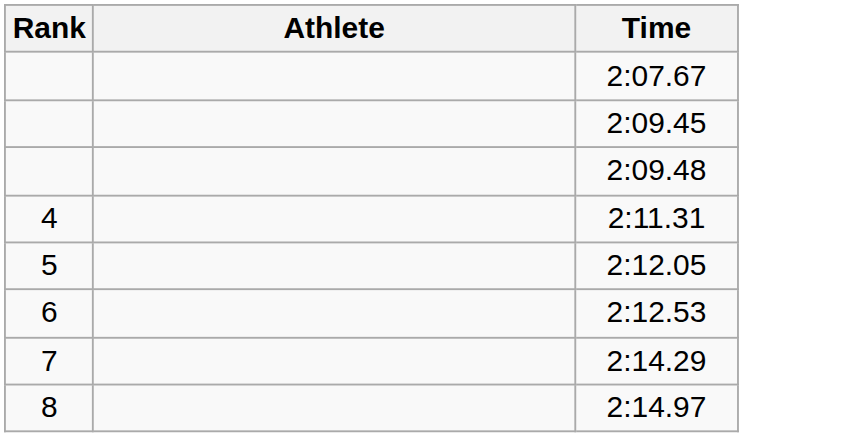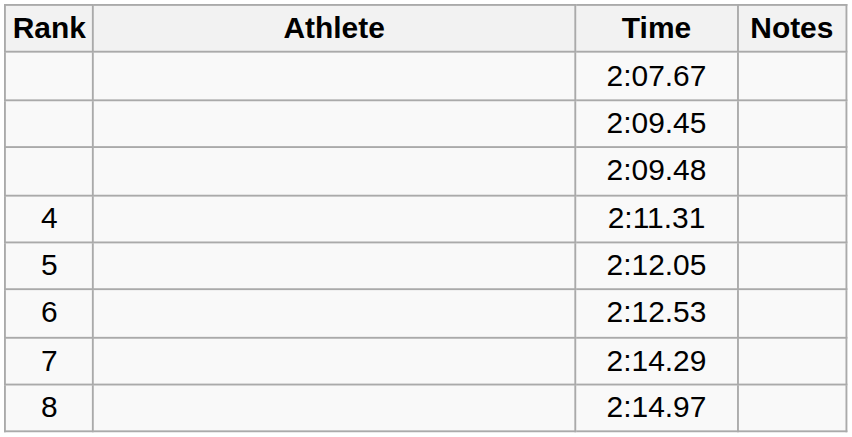+ column: (792, 28)
